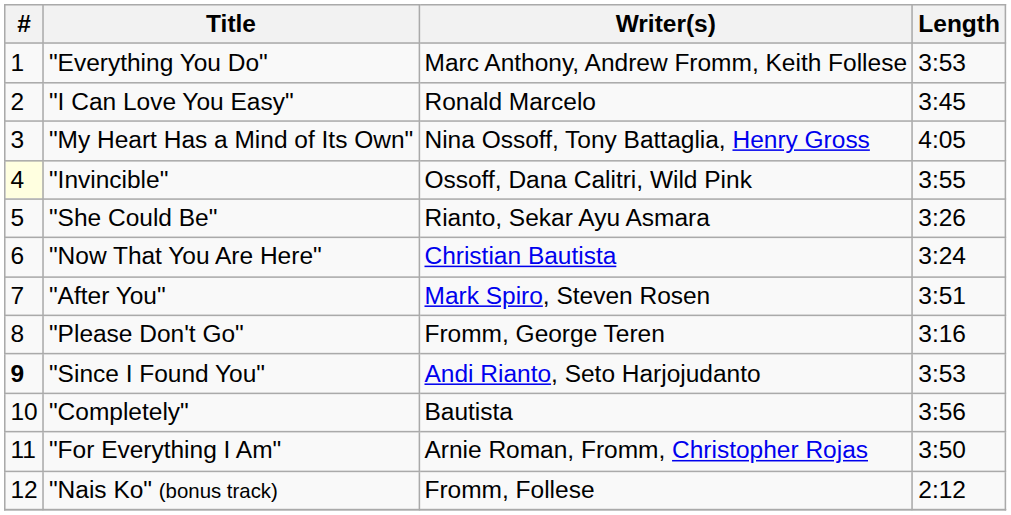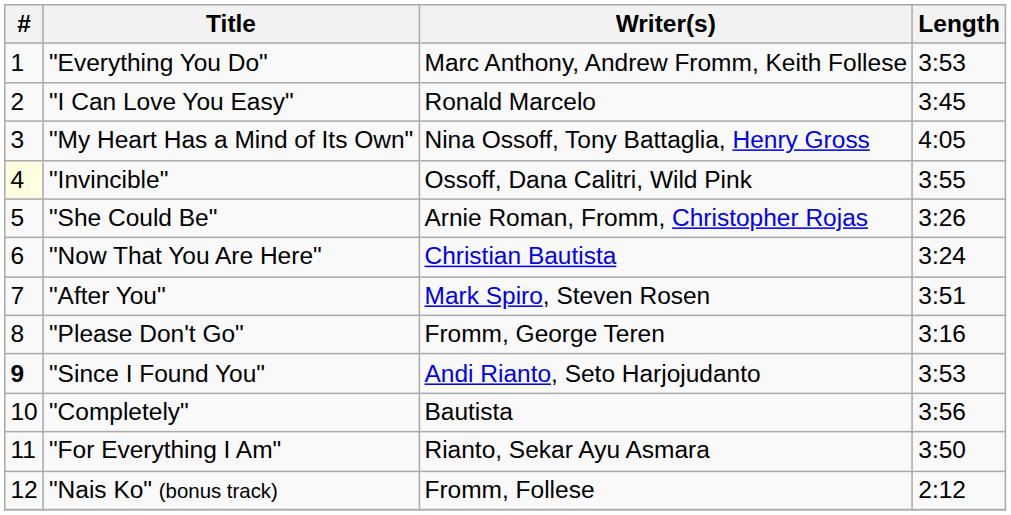(567, 218) Rianto, Sekar Ayu Asmara -> (646, 218) Arnie Roman, Fromm, Christopher Rojas
(646, 450) Arnie Roman, Fromm, Christopher Rojas -> (567, 450) Rianto, Sekar Ayu Asmara
